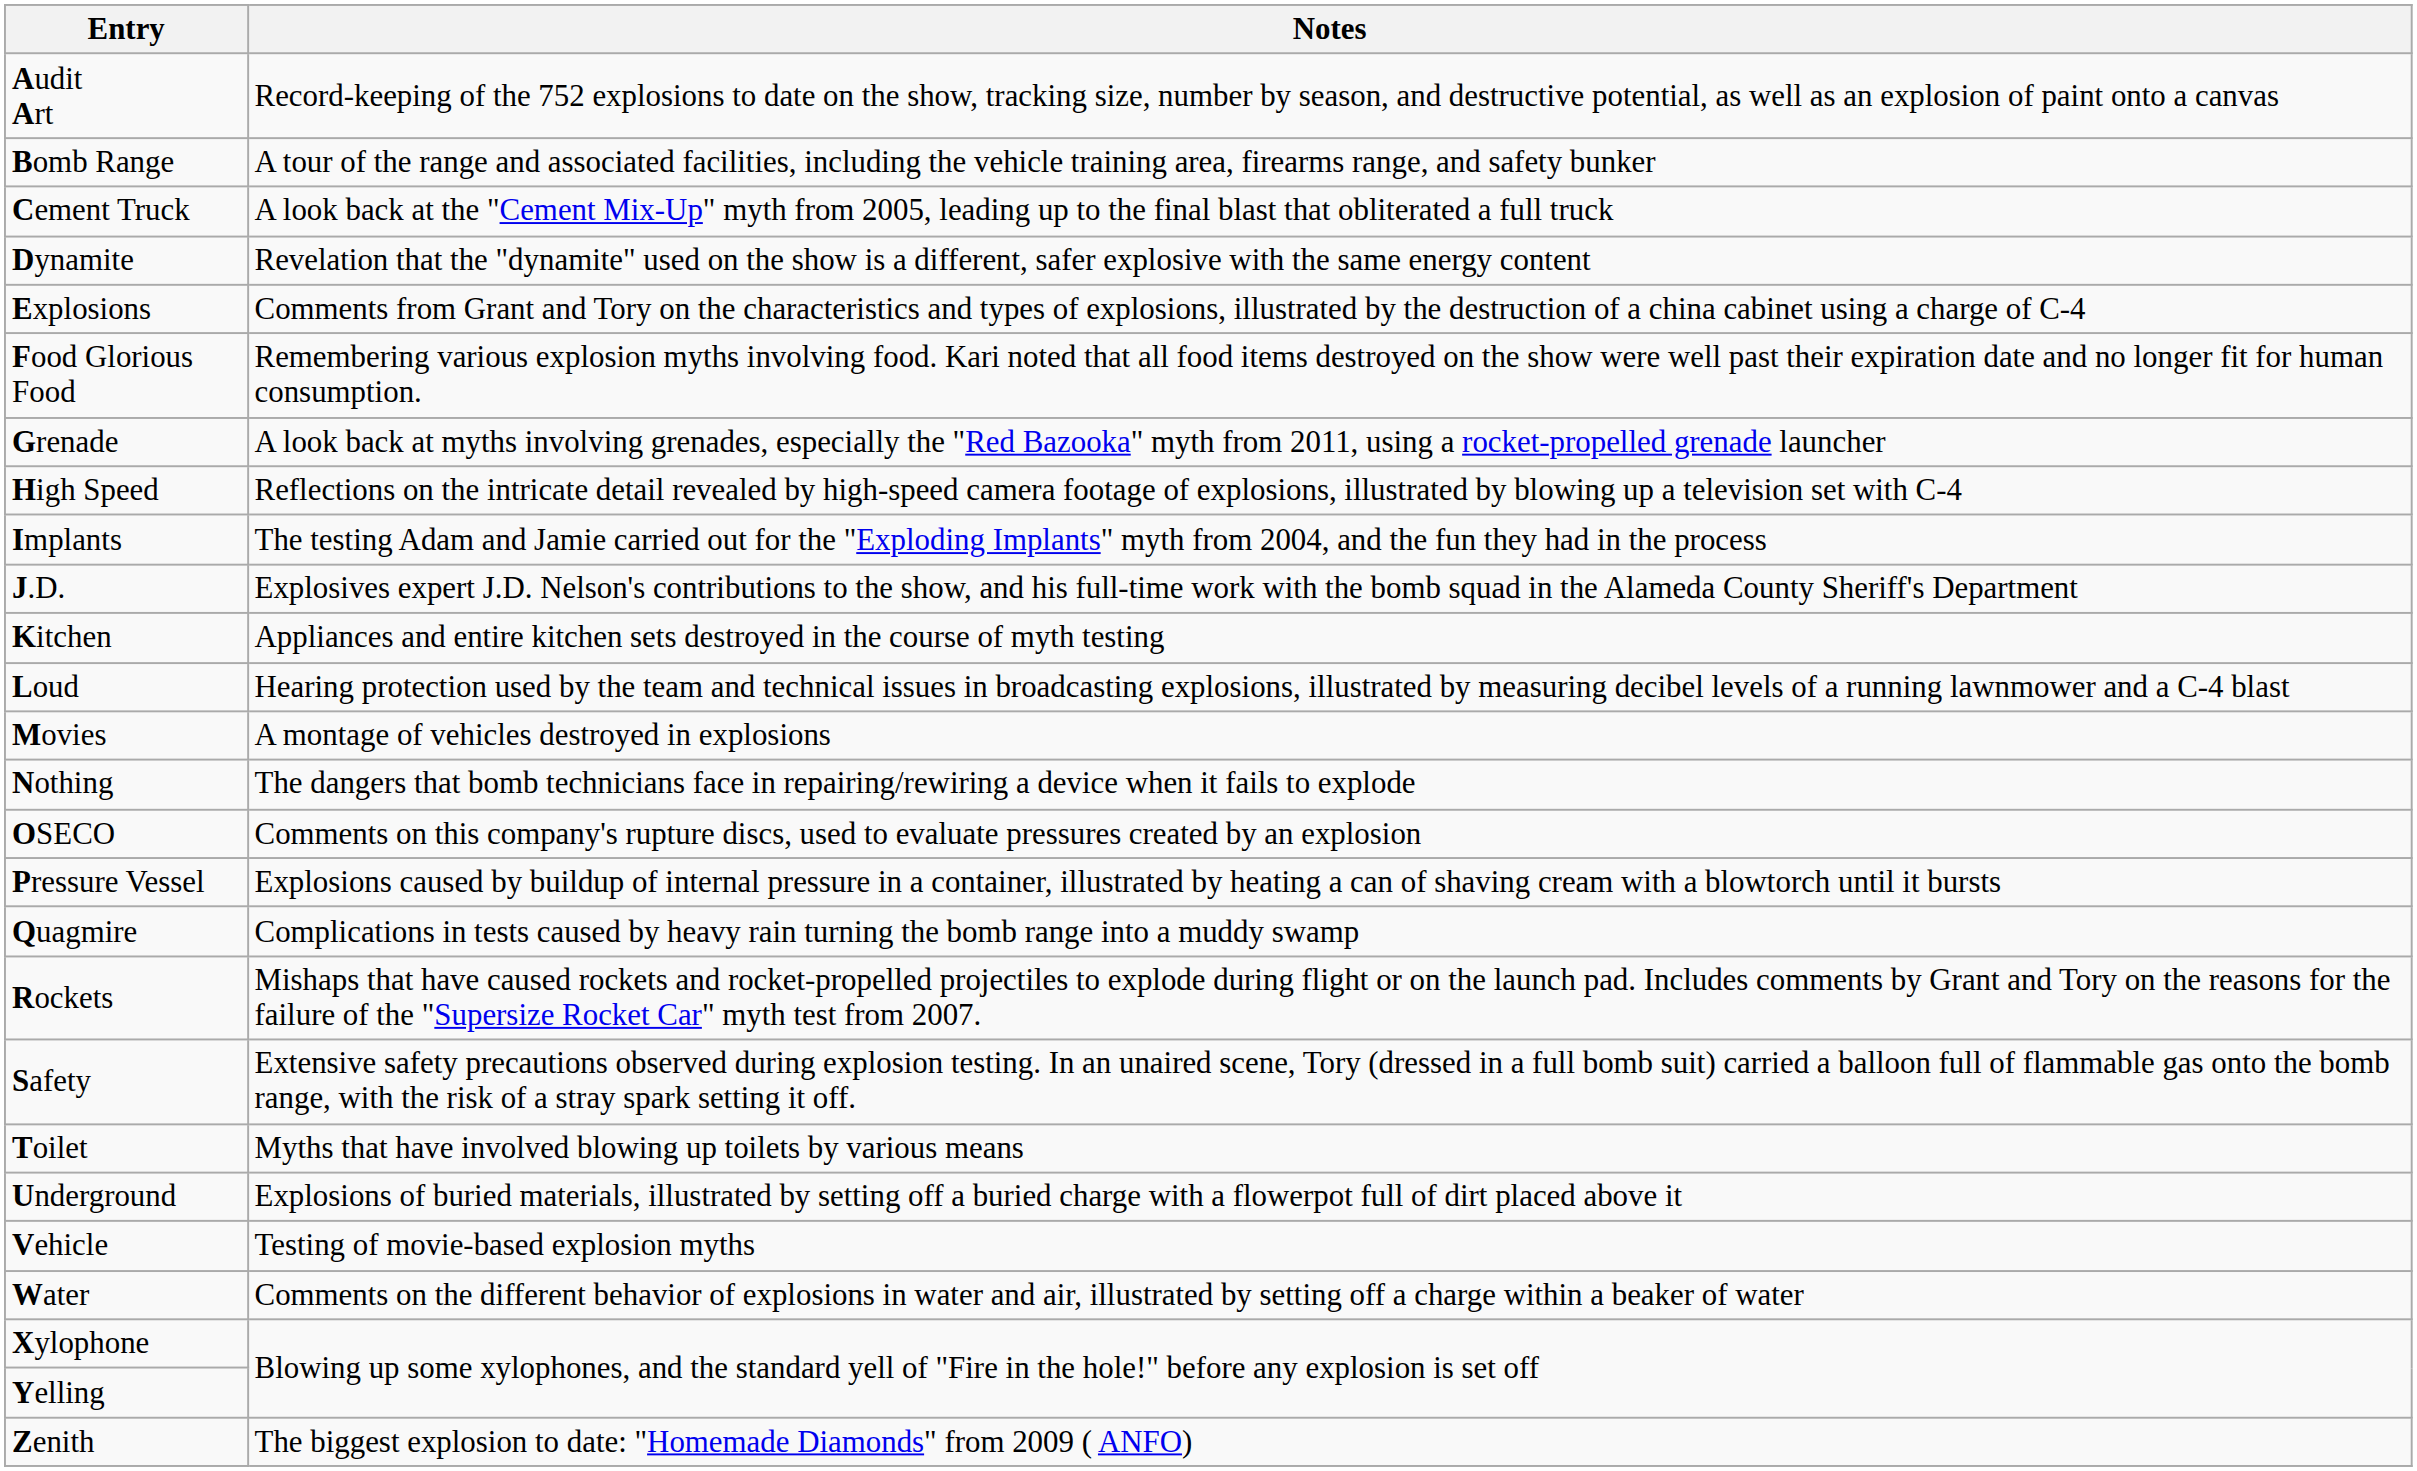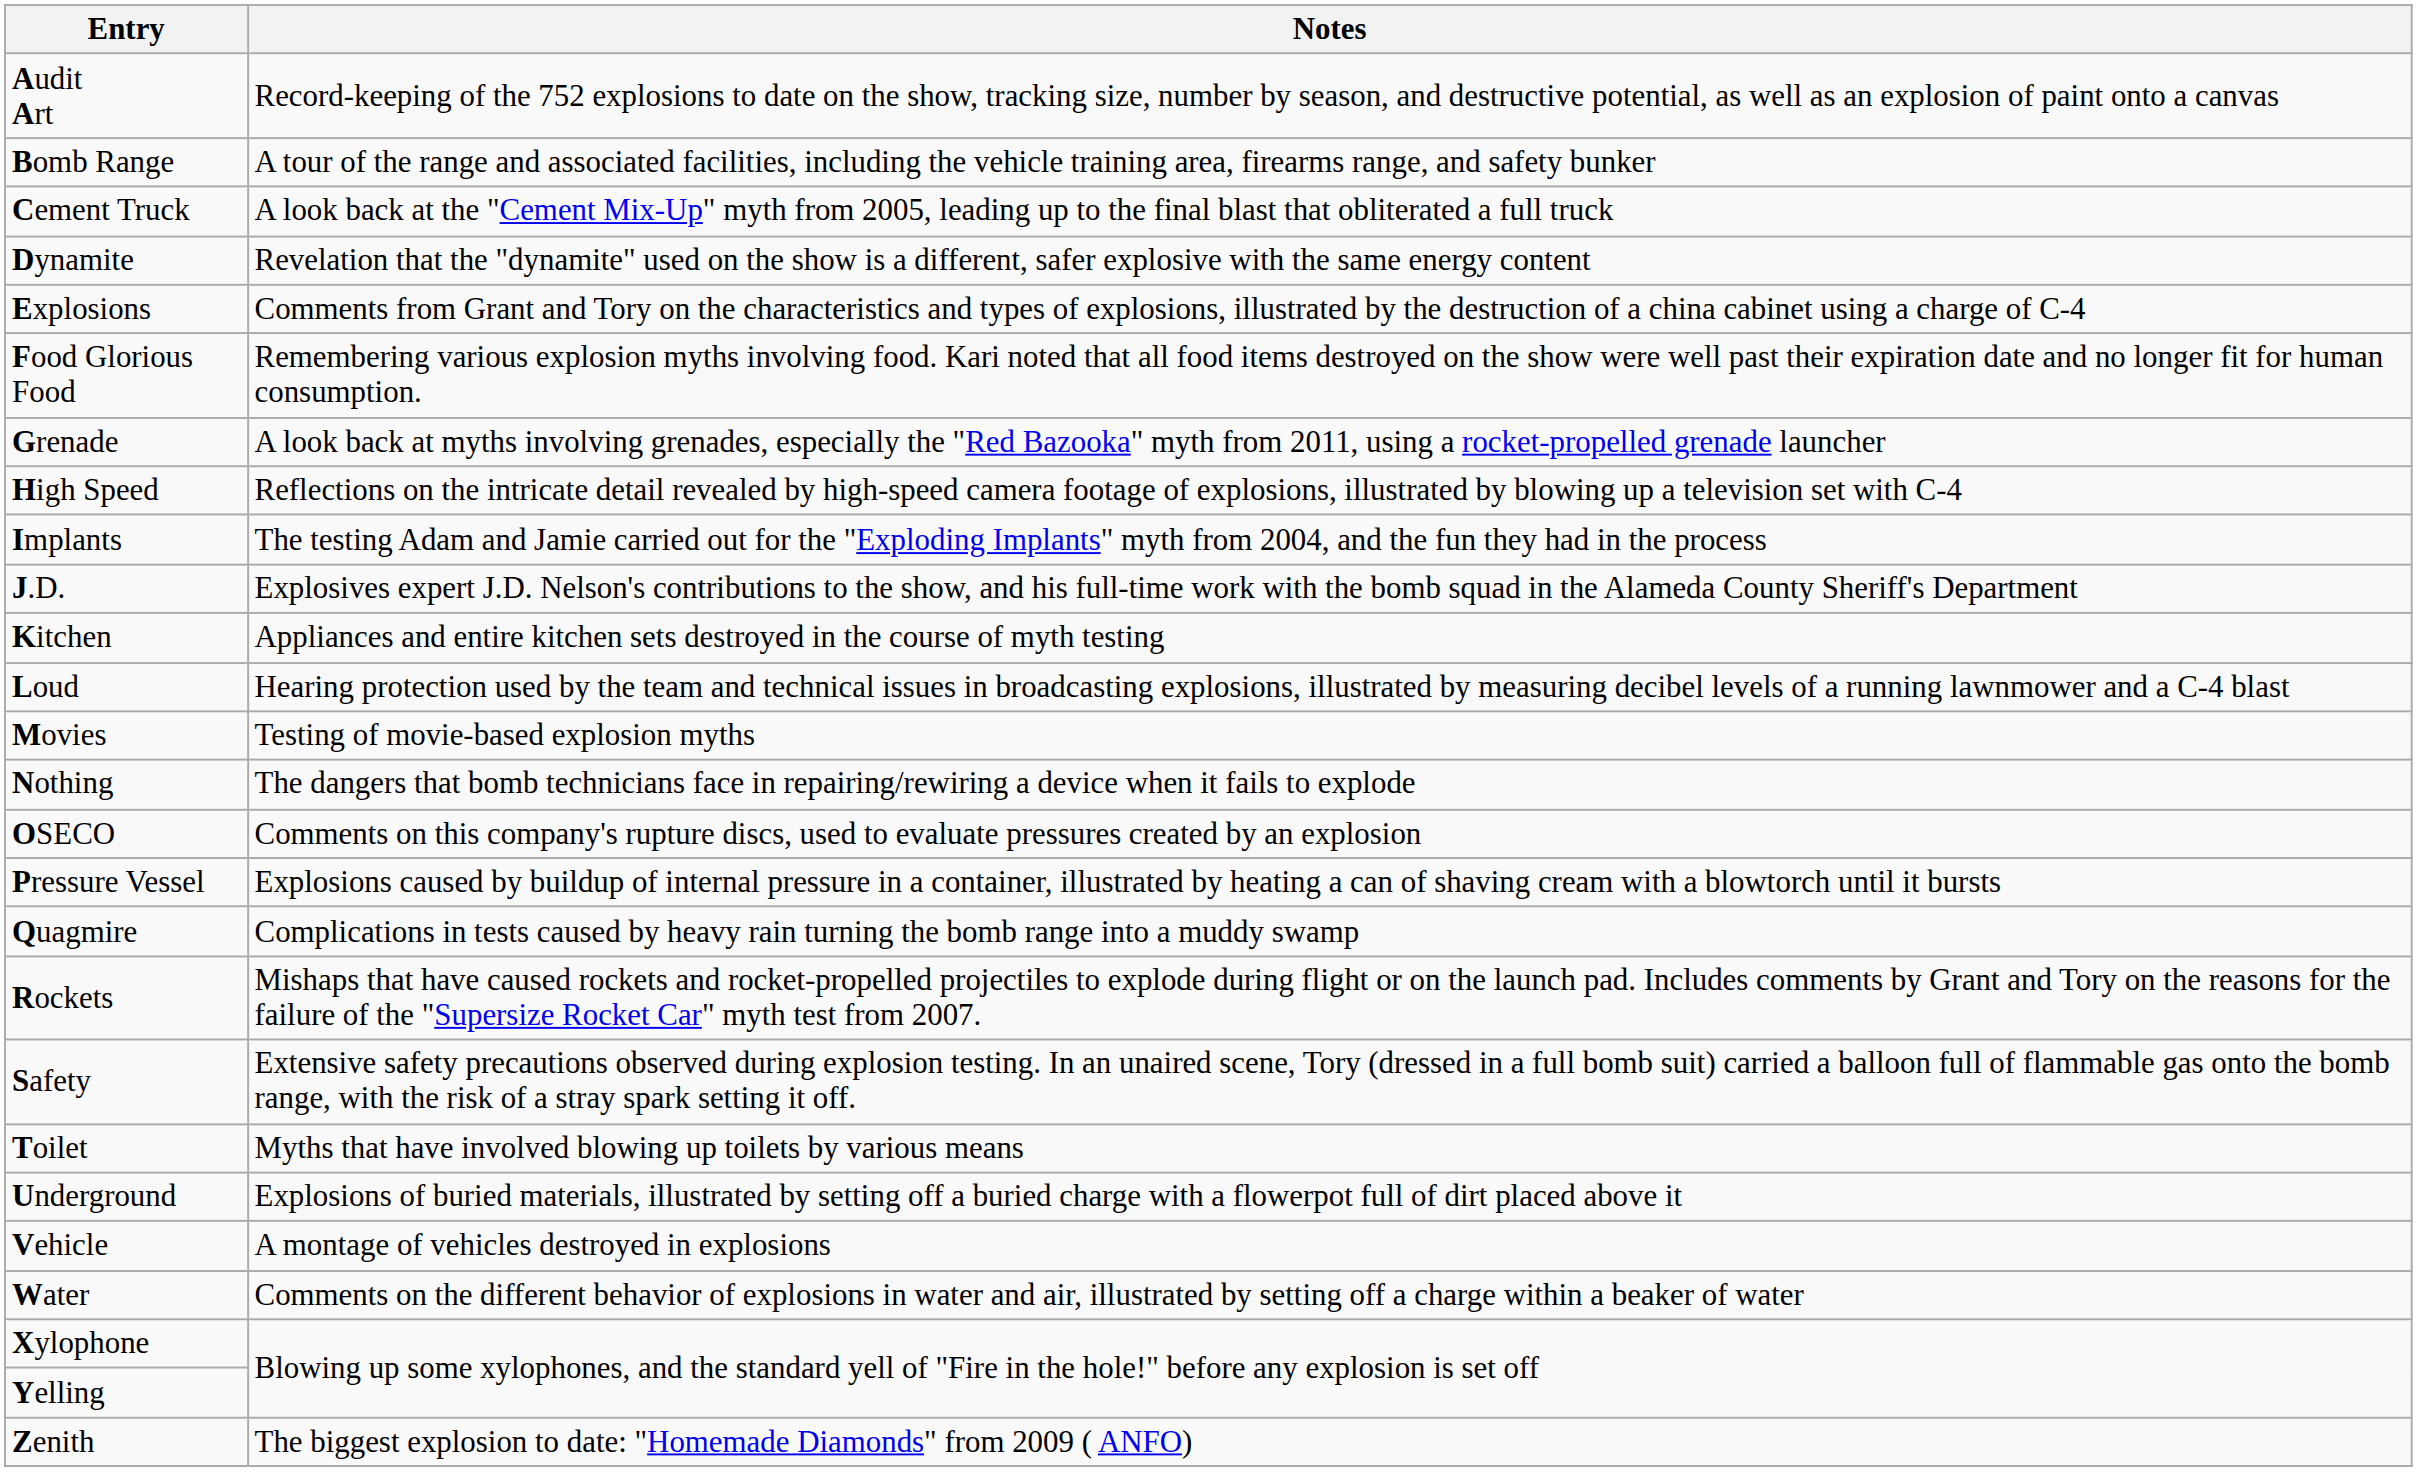(543, 735) A montage of vehicles destroyed in explosions -> (505, 735) Testing of movie-based explosion myths
(505, 1245) Testing of movie-based explosion myths -> (543, 1245) A montage of vehicles destroyed in explosions
